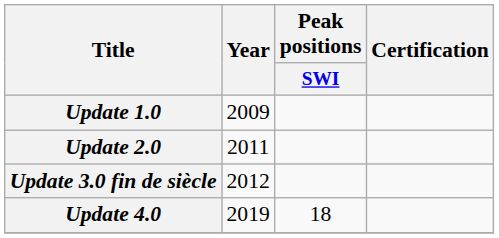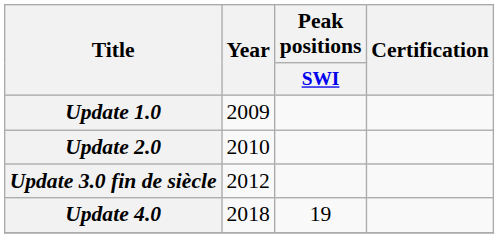(248, 146) 2011 -> (248, 146) 2010
(248, 215) 2019 -> (248, 215) 2018
(321, 215) 18 -> (321, 215) 19
